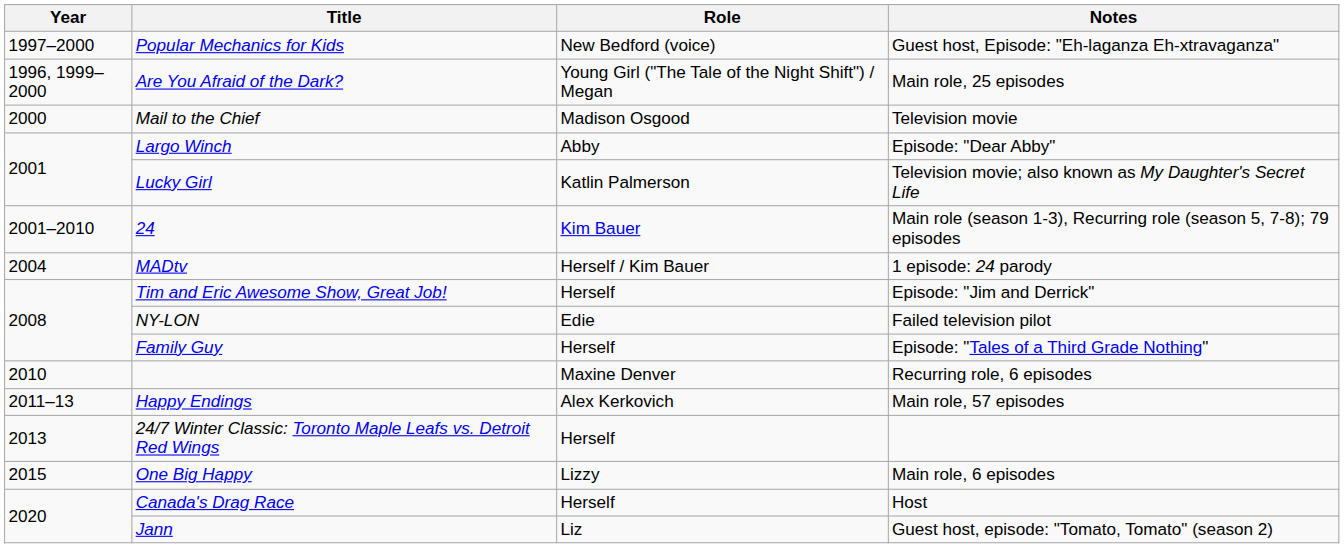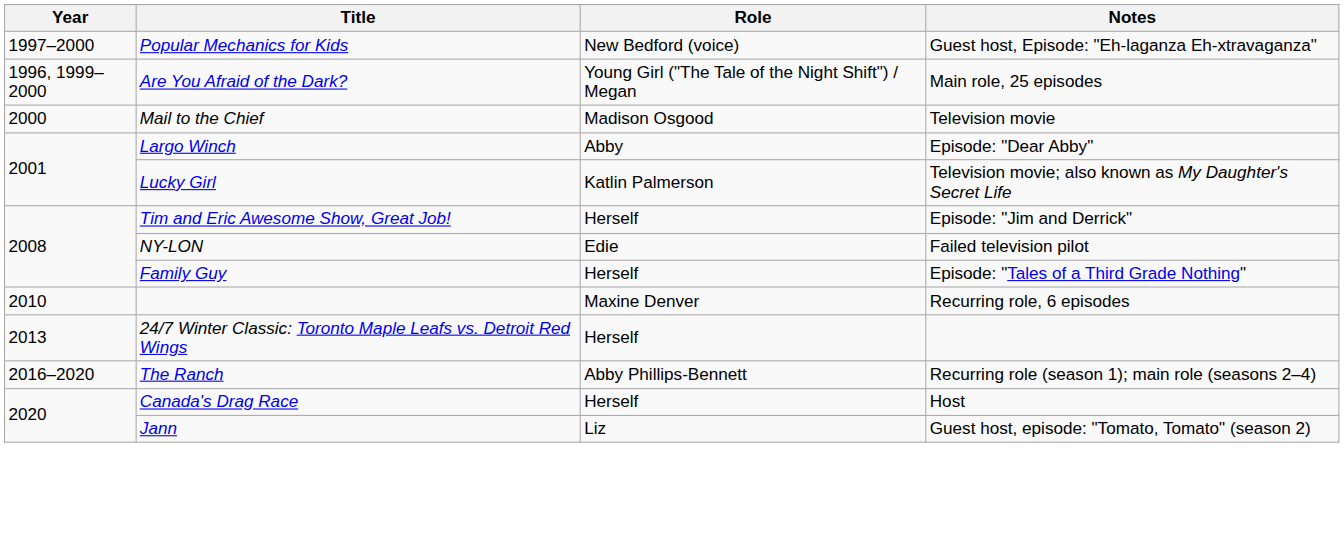- row: (145, 229)
- row: (161, 265)
- row: (194, 401)
- row: (194, 475)
+ row: (182, 374)
